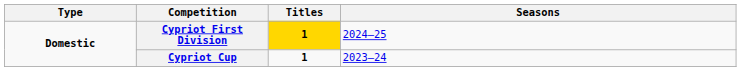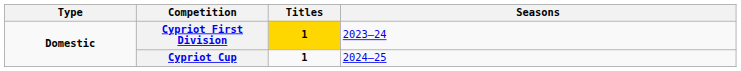(365, 36) 2024–25 -> (365, 36) 2023–24
(365, 58) 2023–24 -> (365, 58) 2024–25
